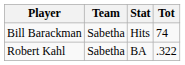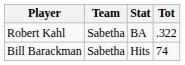rows swapped: (36, 51) <-> (44, 32)
